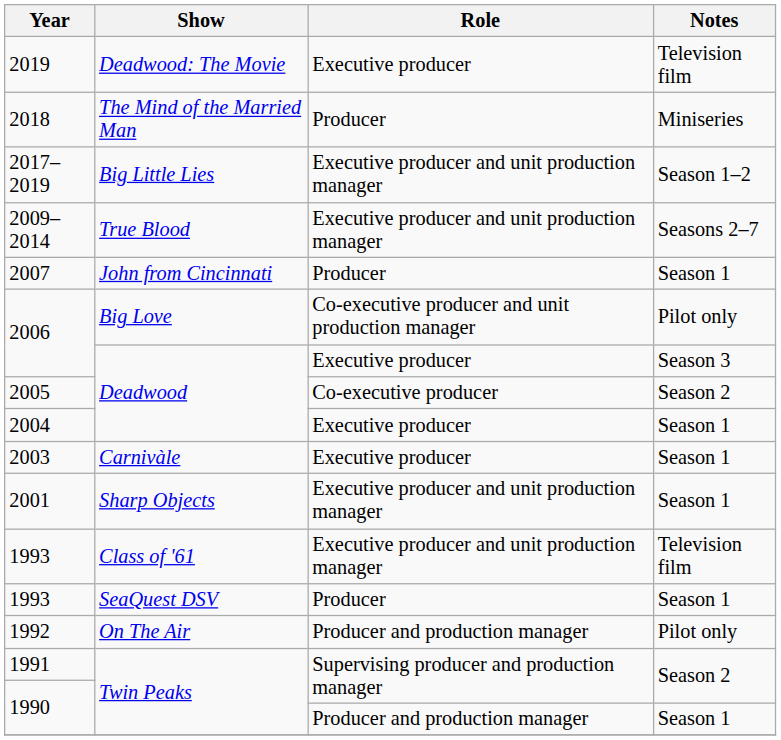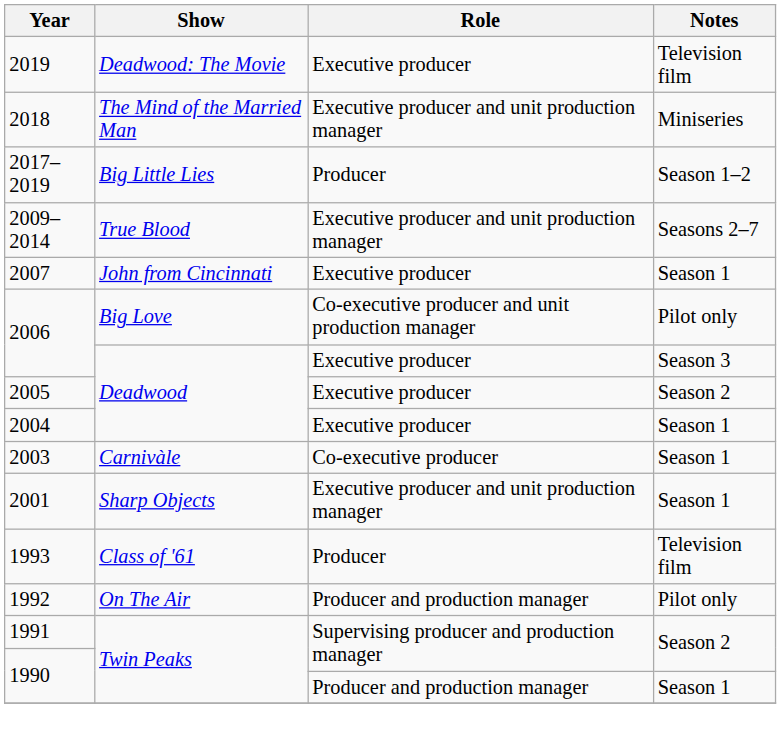(349, 119) Producer -> (474, 119) Executive producer and unit production manager
(474, 174) Executive producer and unit production manager -> (349, 174) Producer
(349, 273) Producer -> (392, 273) Executive producer
(405, 392) Co-executive producer -> (392, 392) Executive producer
(392, 457) Executive producer -> (405, 457) Co-executive producer
(474, 555) Executive producer and unit production manager -> (349, 555) Producer
- row: (30, 599)
